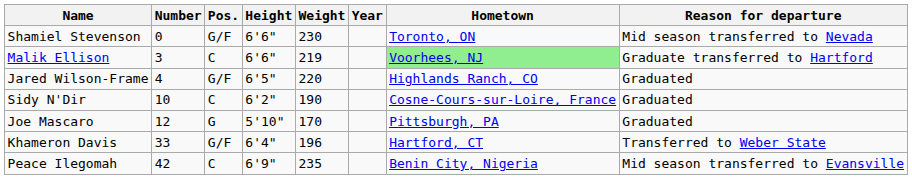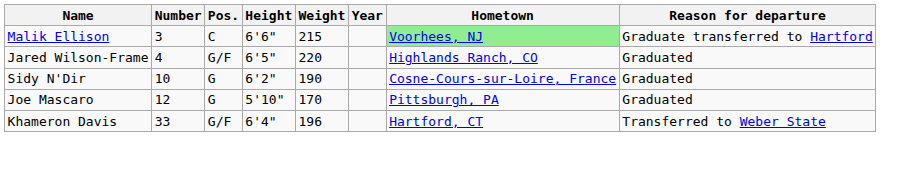- row: (74, 36)
(310, 57) 219 -> (310, 36) 215
(212, 100) C -> (212, 79) G
- row: (62, 163)
